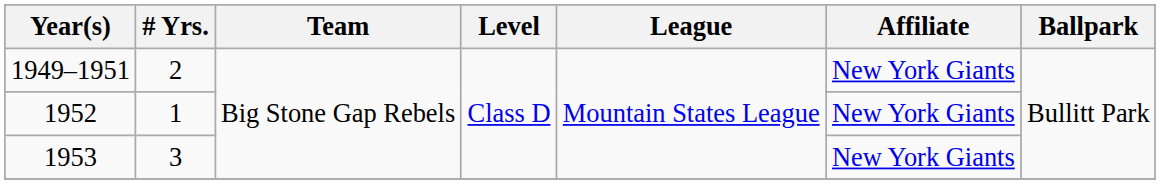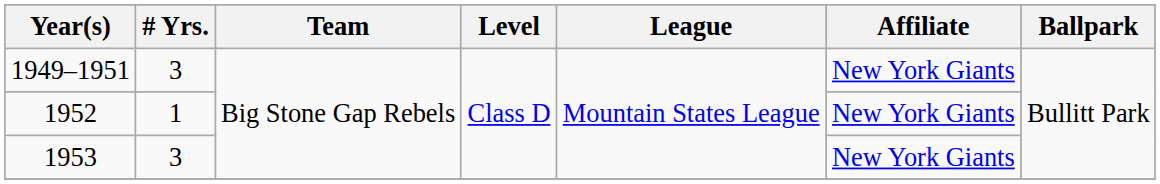(175, 70) 2 -> (175, 70) 3
